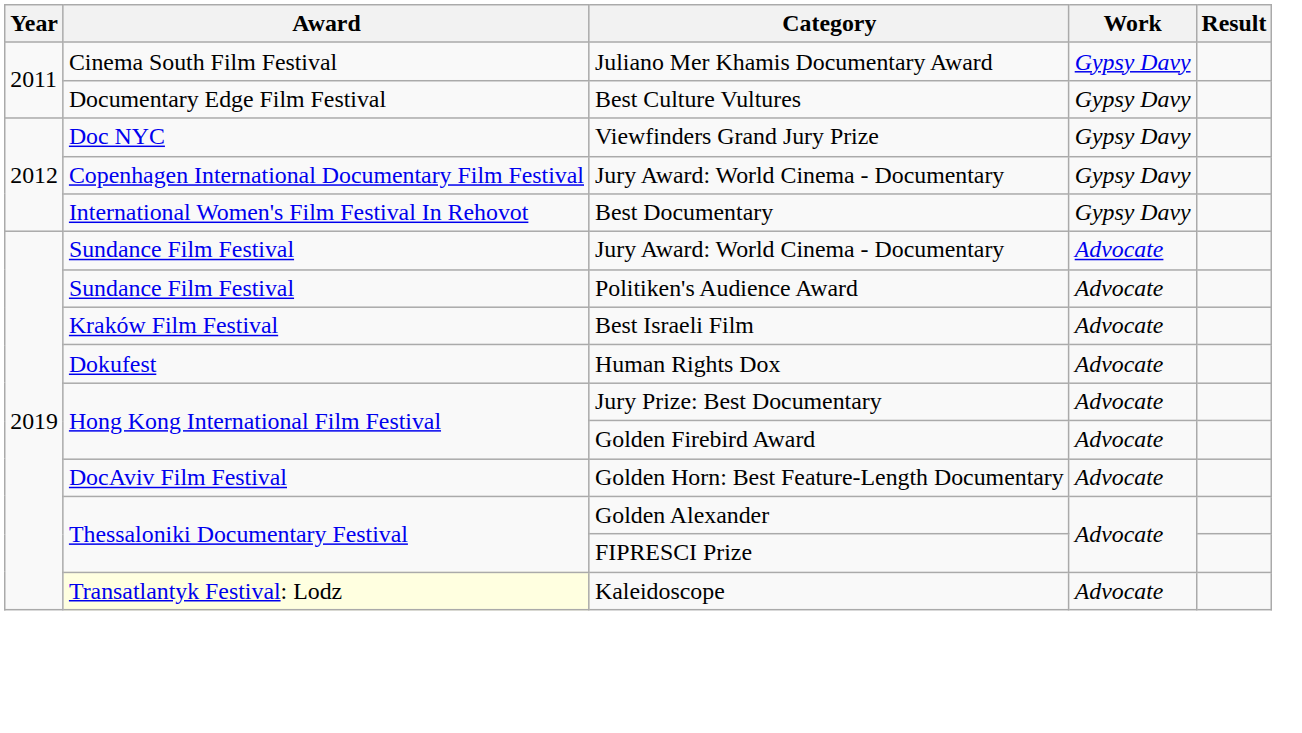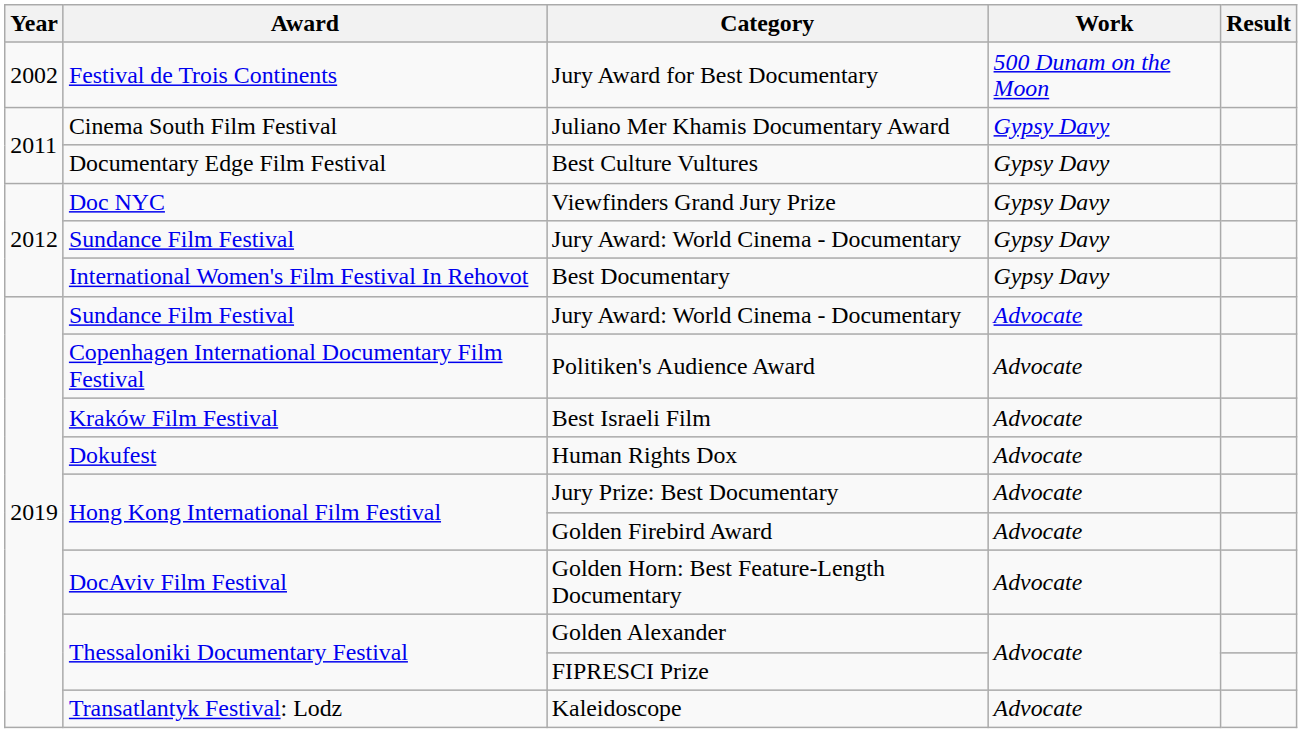+ row: (34, 74)
(326, 174) Copenhagen International Documentary Film Festival -> (181, 239) Sundance Film Festival
(181, 288) Sundance Film Festival -> (286, 366) Copenhagen International Documentary Film Festival
(206, 590) lightyellow background -> (206, 708) no background
